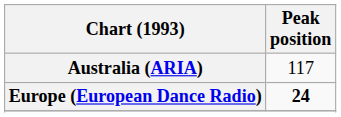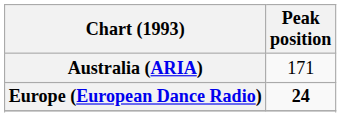(301, 67) 117 -> (301, 67) 171
